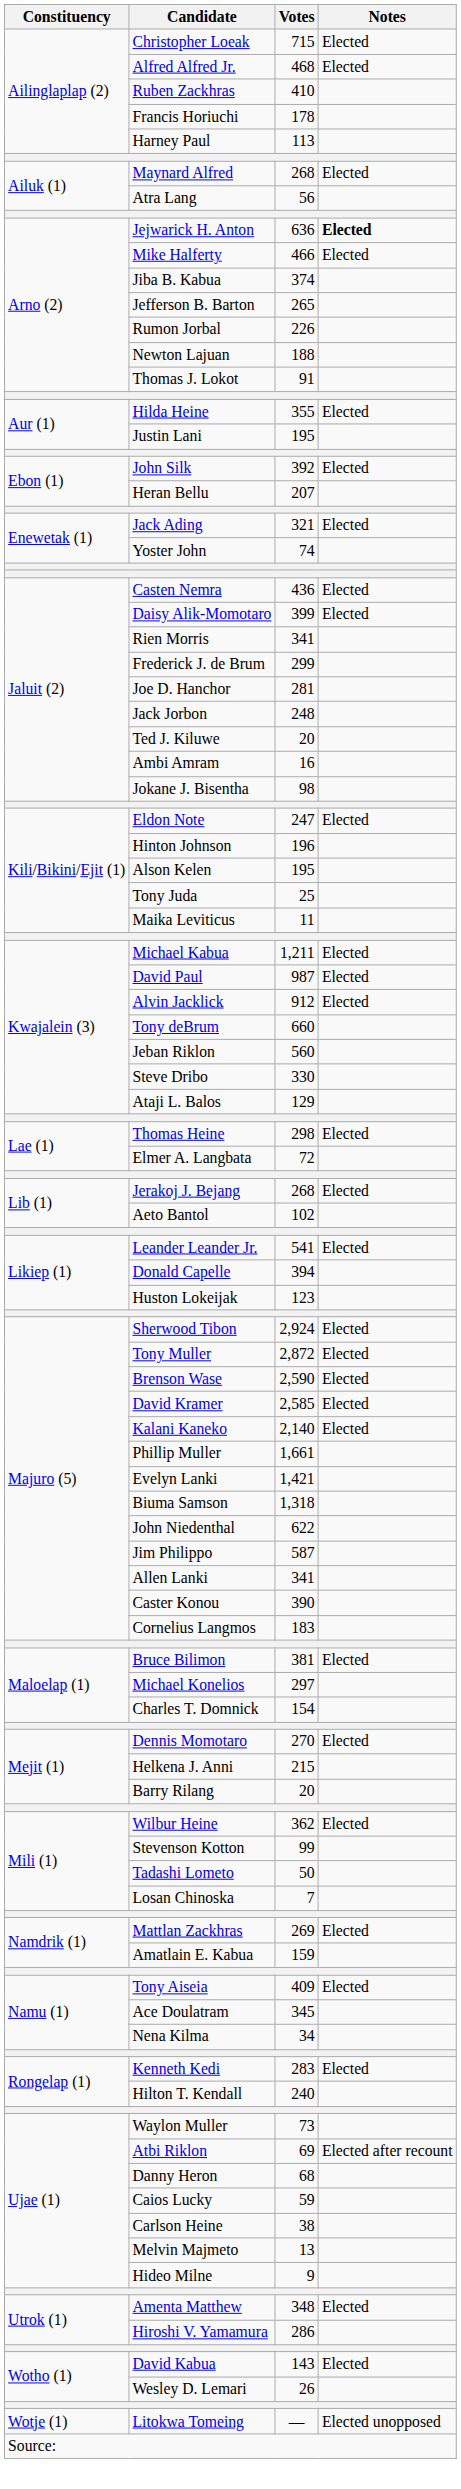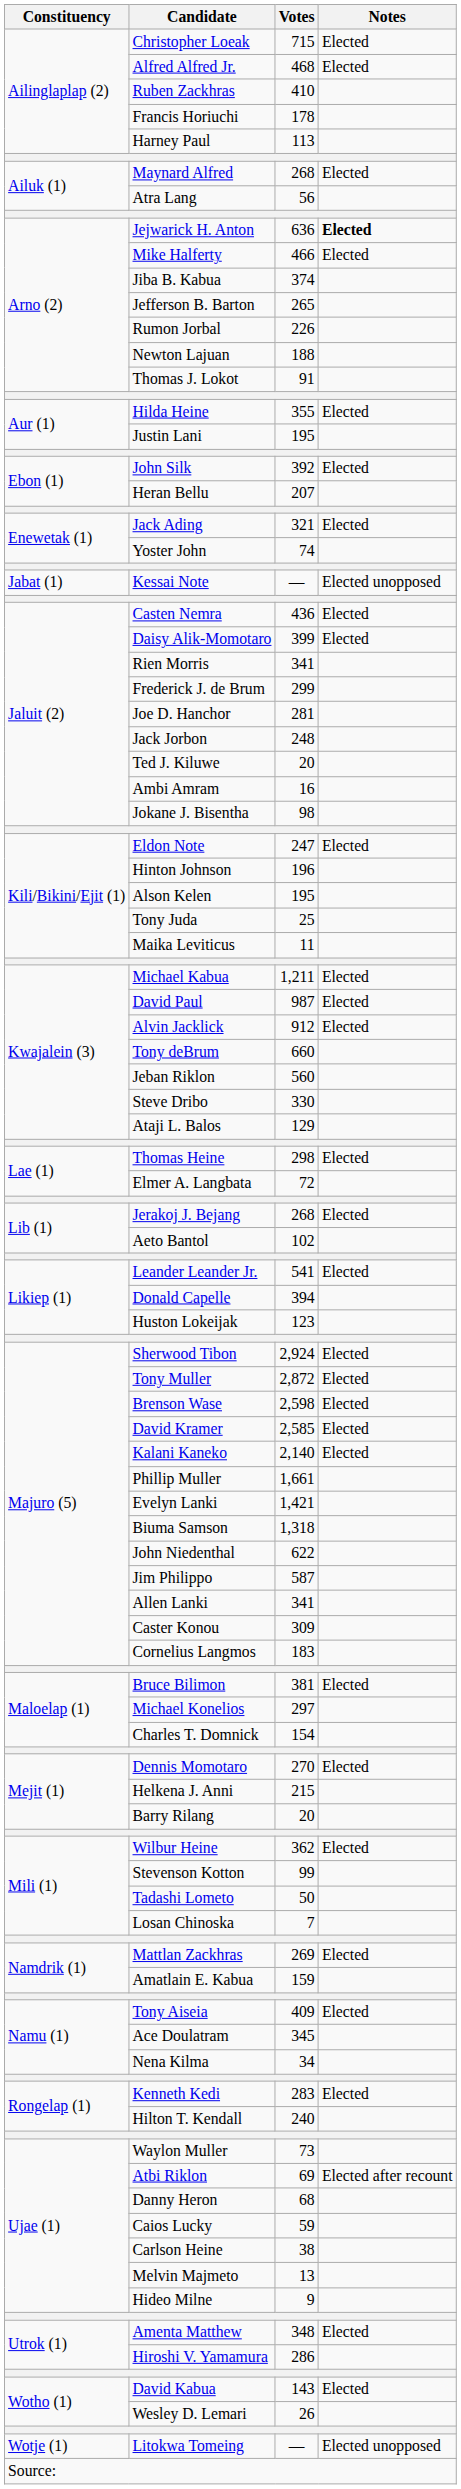+ row: (171, 582)
(297, 1379) 2,590 -> (297, 1404) 2,598
(303, 1602) 390 -> (303, 1627) 309
